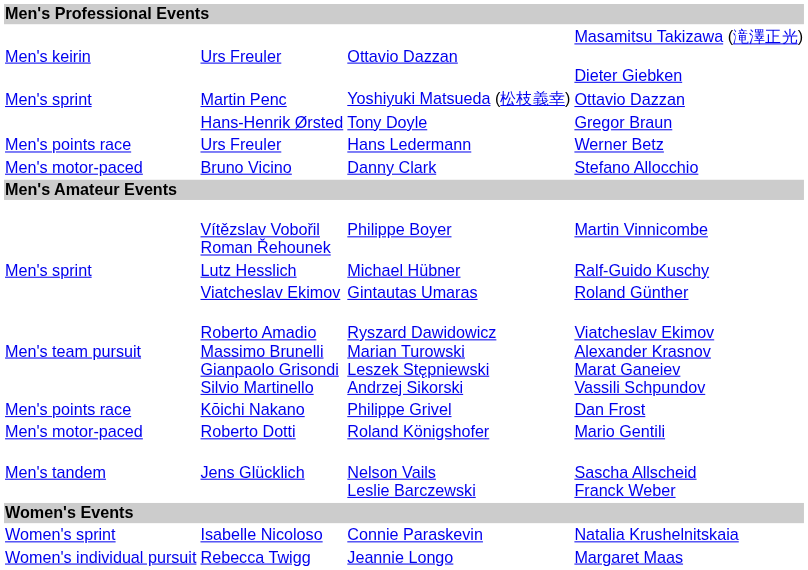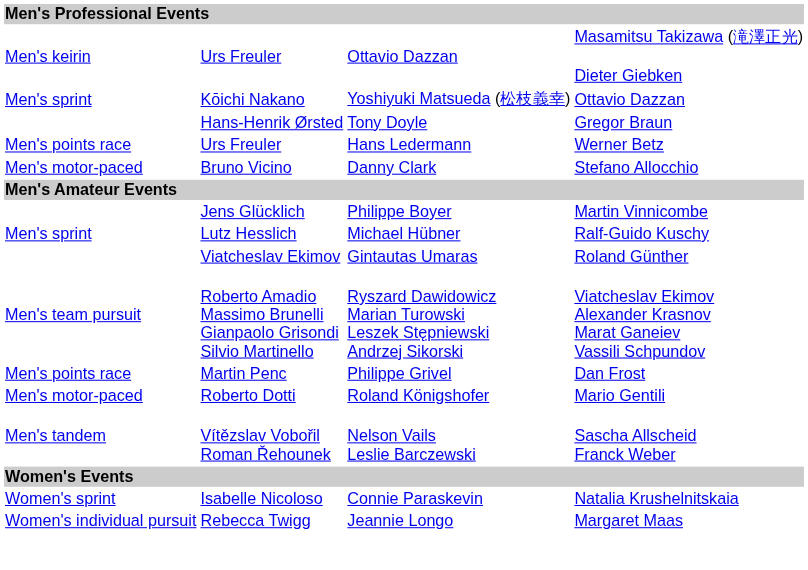(244, 99) Martin Penc -> (253, 99) Kōichi Nakano
(266, 239) Vítězslav Vobořil Roman Řehounek -> (253, 212) Jens Glücklich
(253, 410) Kōichi Nakano -> (244, 373) Martin Penc
(253, 472) Jens Glücklich -> (266, 445) Vítězslav Vobořil Roman Řehounek
